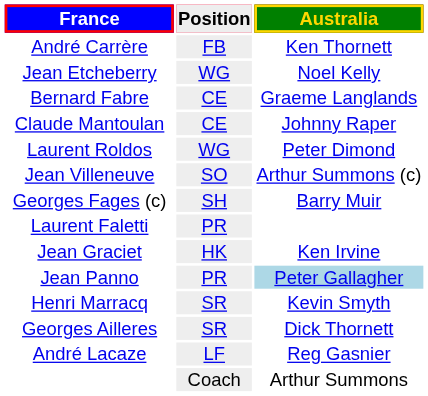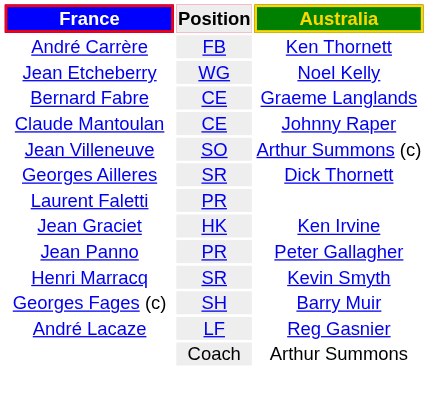- row: (90, 149)
rows swapped: (90, 200) <-> (90, 328)
(339, 277) lightblue background -> (339, 252) no background
